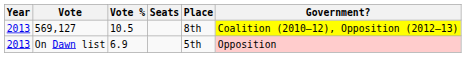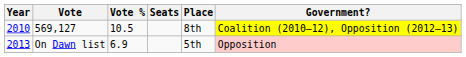(18, 28) 2013 -> (18, 28) 2010
